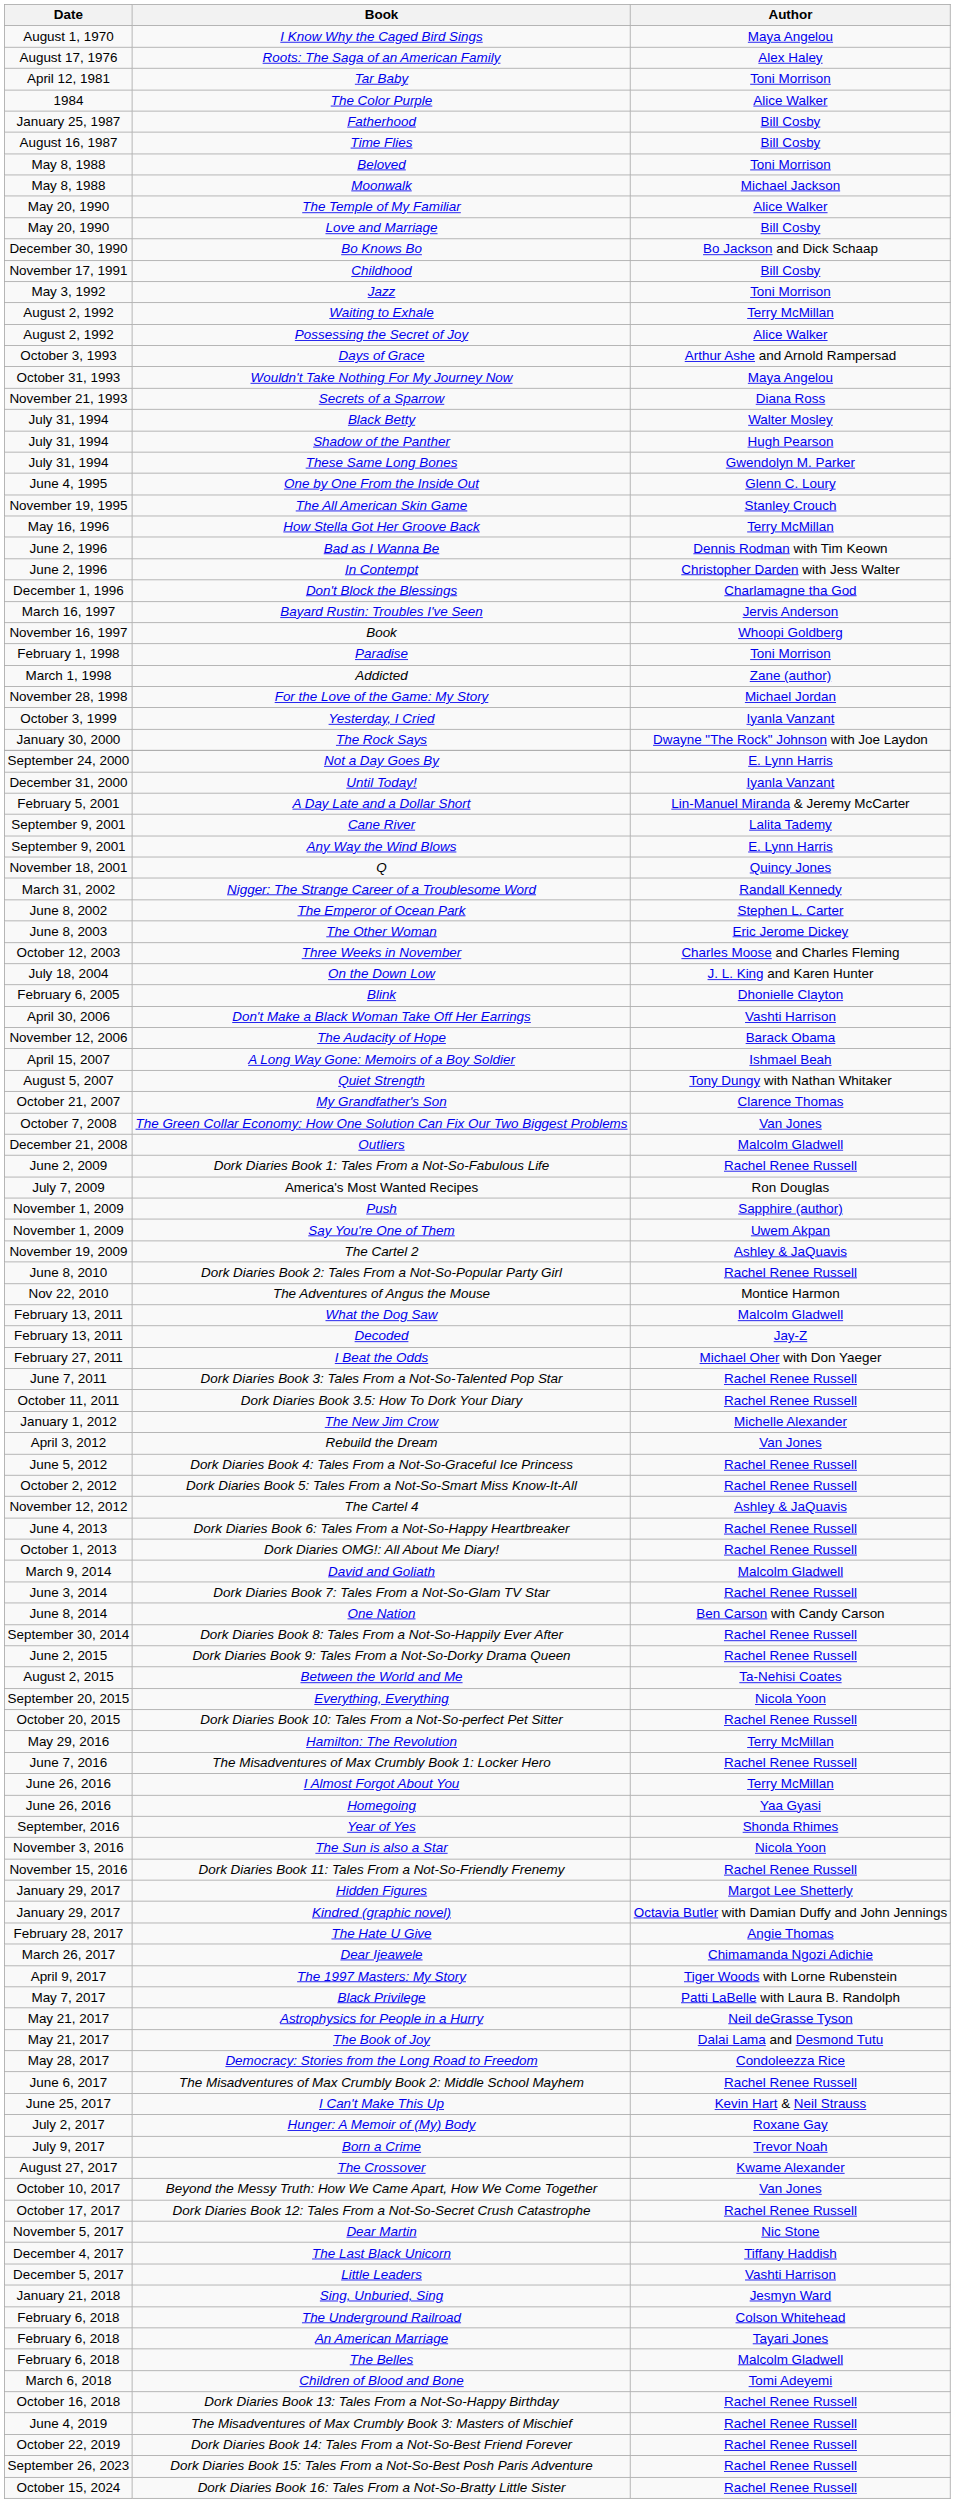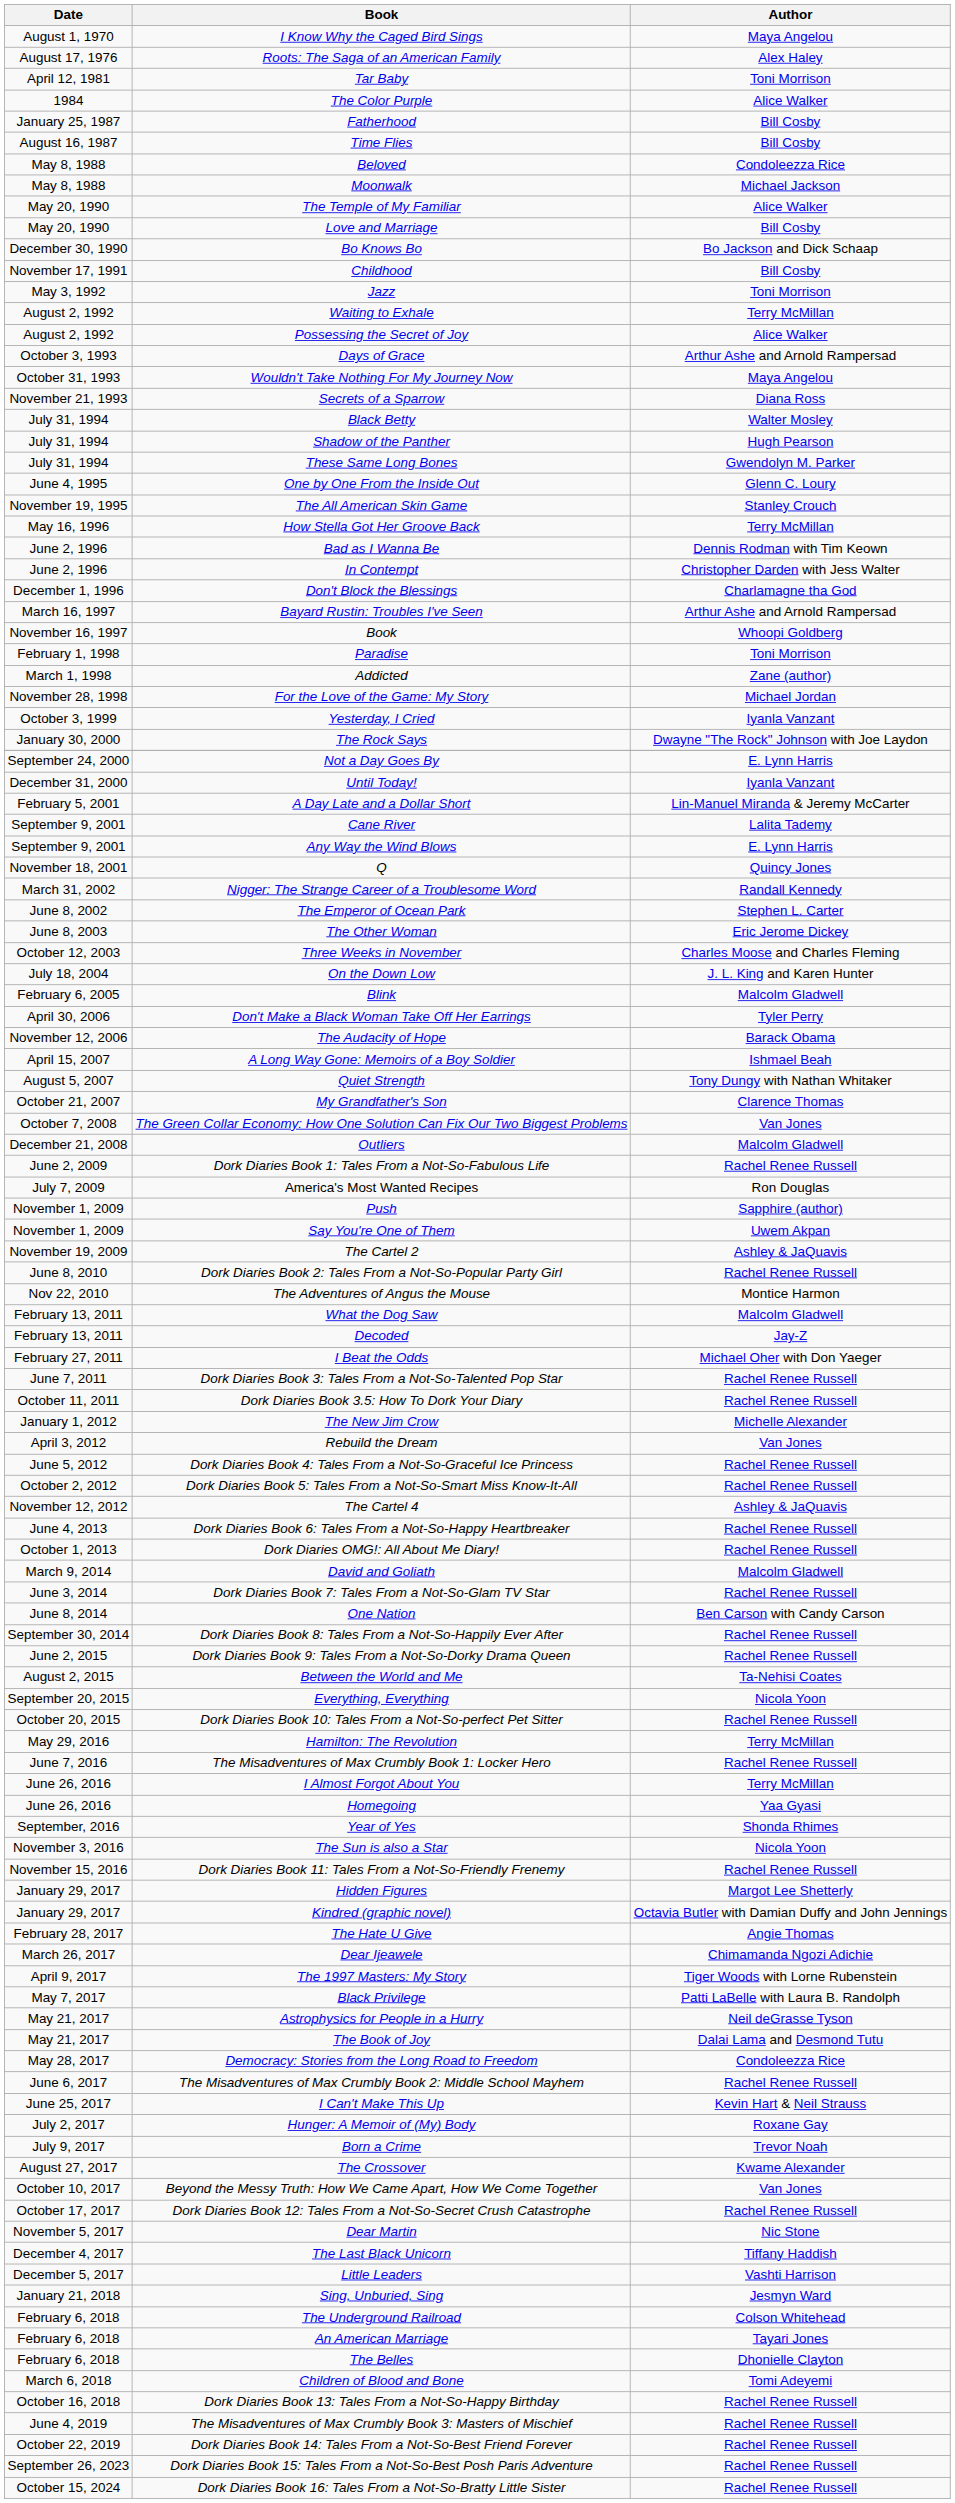(790, 164) Toni Morrison -> (790, 164) Condoleezza Rice
(790, 611) Jervis Anderson -> (790, 611) Arthur Ashe and Arnold Rampersad
(790, 995) Dhonielle Clayton -> (790, 995) Malcolm Gladwell
(790, 1016) Vashti Harrison -> (790, 1016) Tyler Perry
(790, 2359) Malcolm Gladwell -> (790, 2359) Dhonielle Clayton
